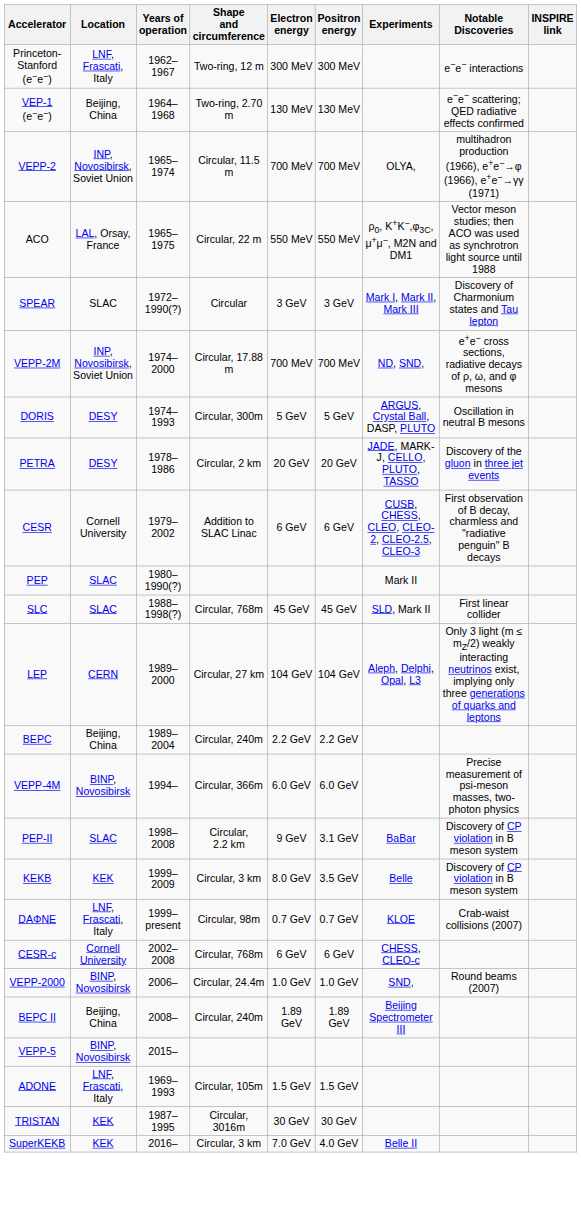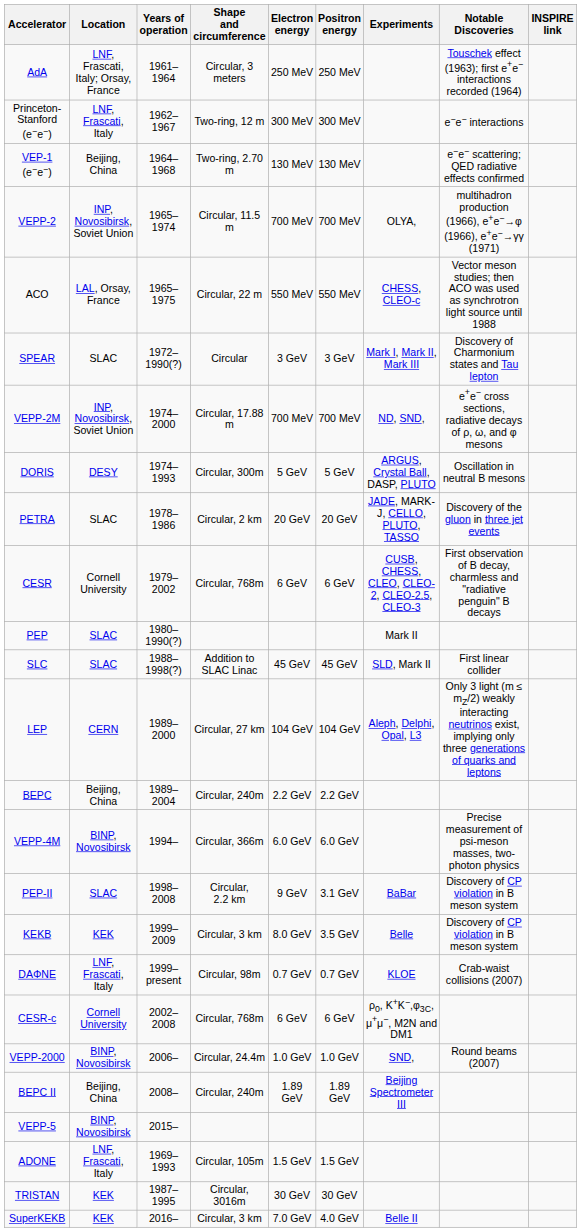+ row: (37, 72)
(401, 239) ρ0, K+K−,φ3C, μ+μ−, M2N and DM1 -> (401, 295) CHESS, CLEO-c
(103, 464) DESY -> (103, 519) SLAC
(229, 528) Addition to SLAC Linac -> (229, 583) Circular, 768m
(229, 609) Circular, 768m -> (229, 664) Addition to SLAC Linac
(401, 954) CHESS, CLEO-c -> (401, 1019) ρ0, K+K−,φ3C, μ+μ−, M2N and DM1
